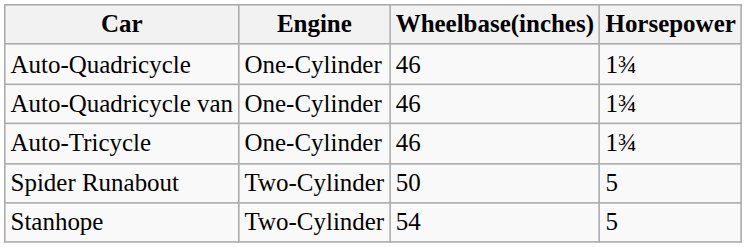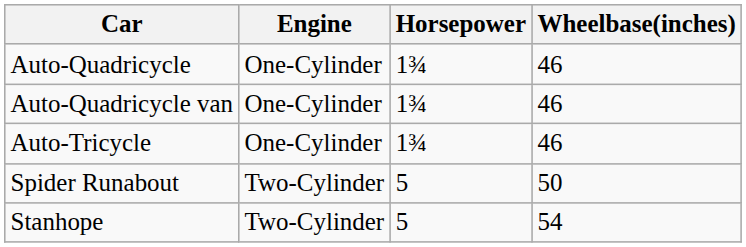columns swapped: (671, 24) <-> (495, 24)
